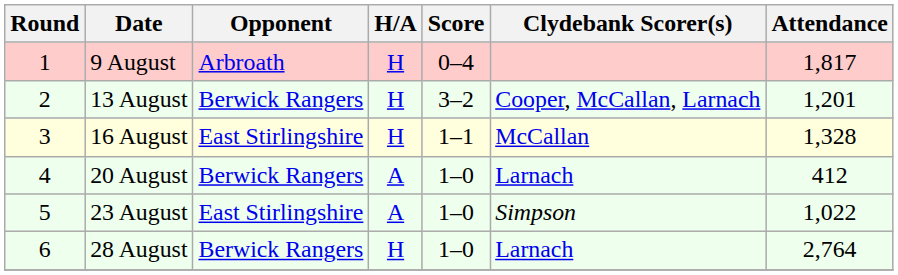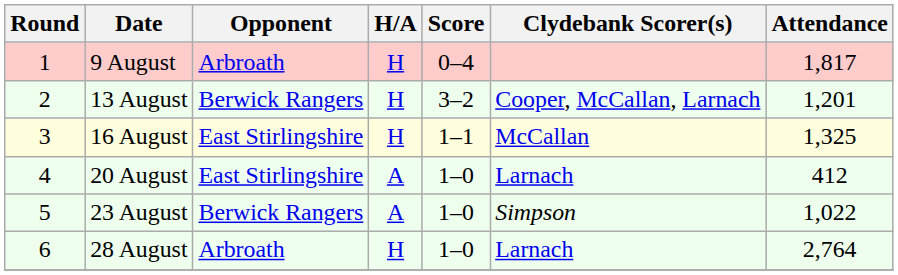(830, 136) 1,328 -> (830, 136) 1,325
(281, 174) Berwick Rangers -> (281, 174) East Stirlingshire
(281, 212) East Stirlingshire -> (281, 212) Berwick Rangers
(281, 250) Berwick Rangers -> (242, 250) Arbroath
